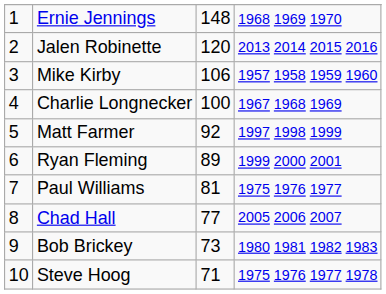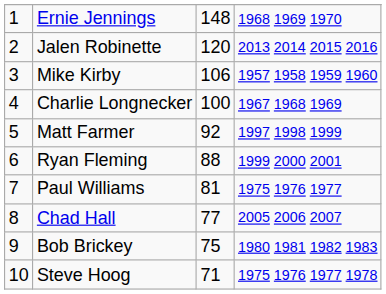(211, 160) 89 -> (211, 160) 88
(211, 246) 73 -> (211, 246) 75
